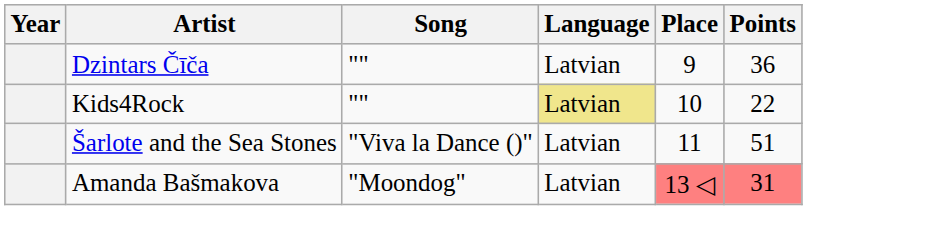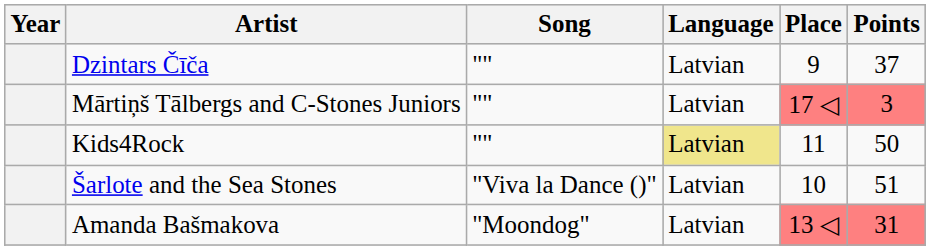(763, 63) 36 -> (887, 63) 37
+ row: (266, 104)
(690, 103) 10 -> (813, 144) 11
(763, 103) 22 -> (887, 144) 50
(690, 143) 11 -> (813, 184) 10
